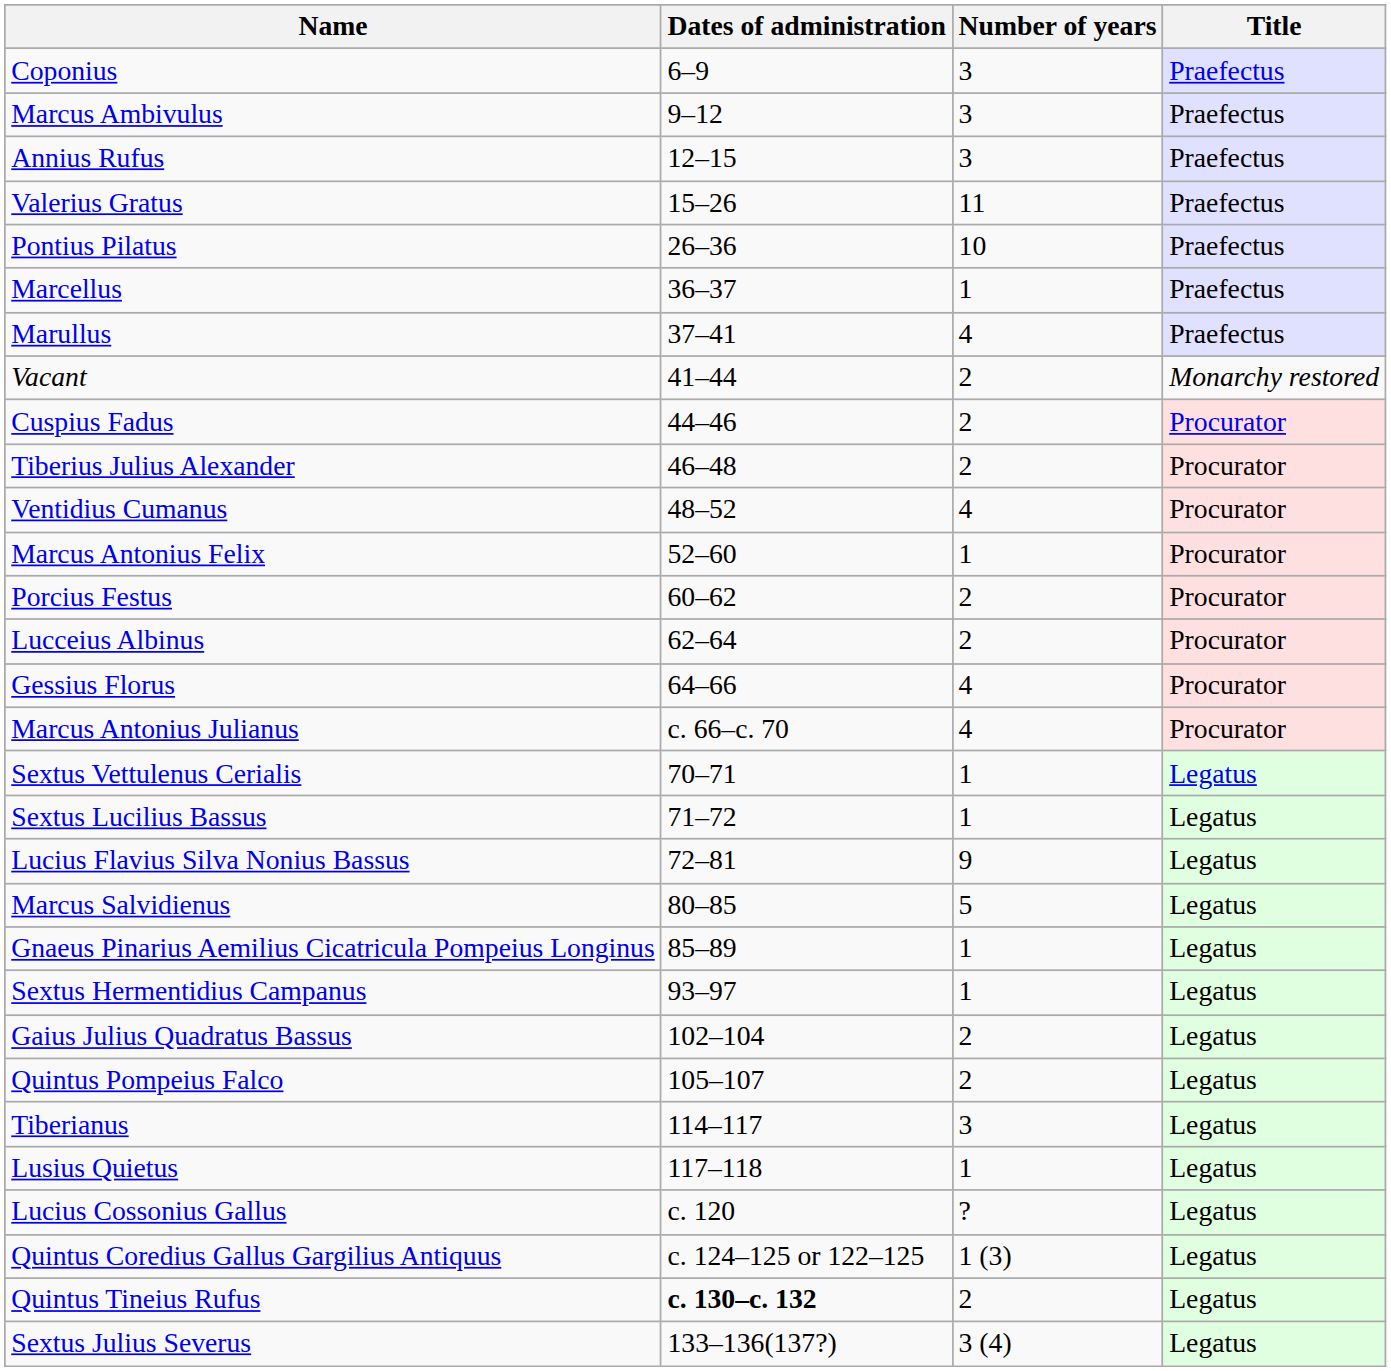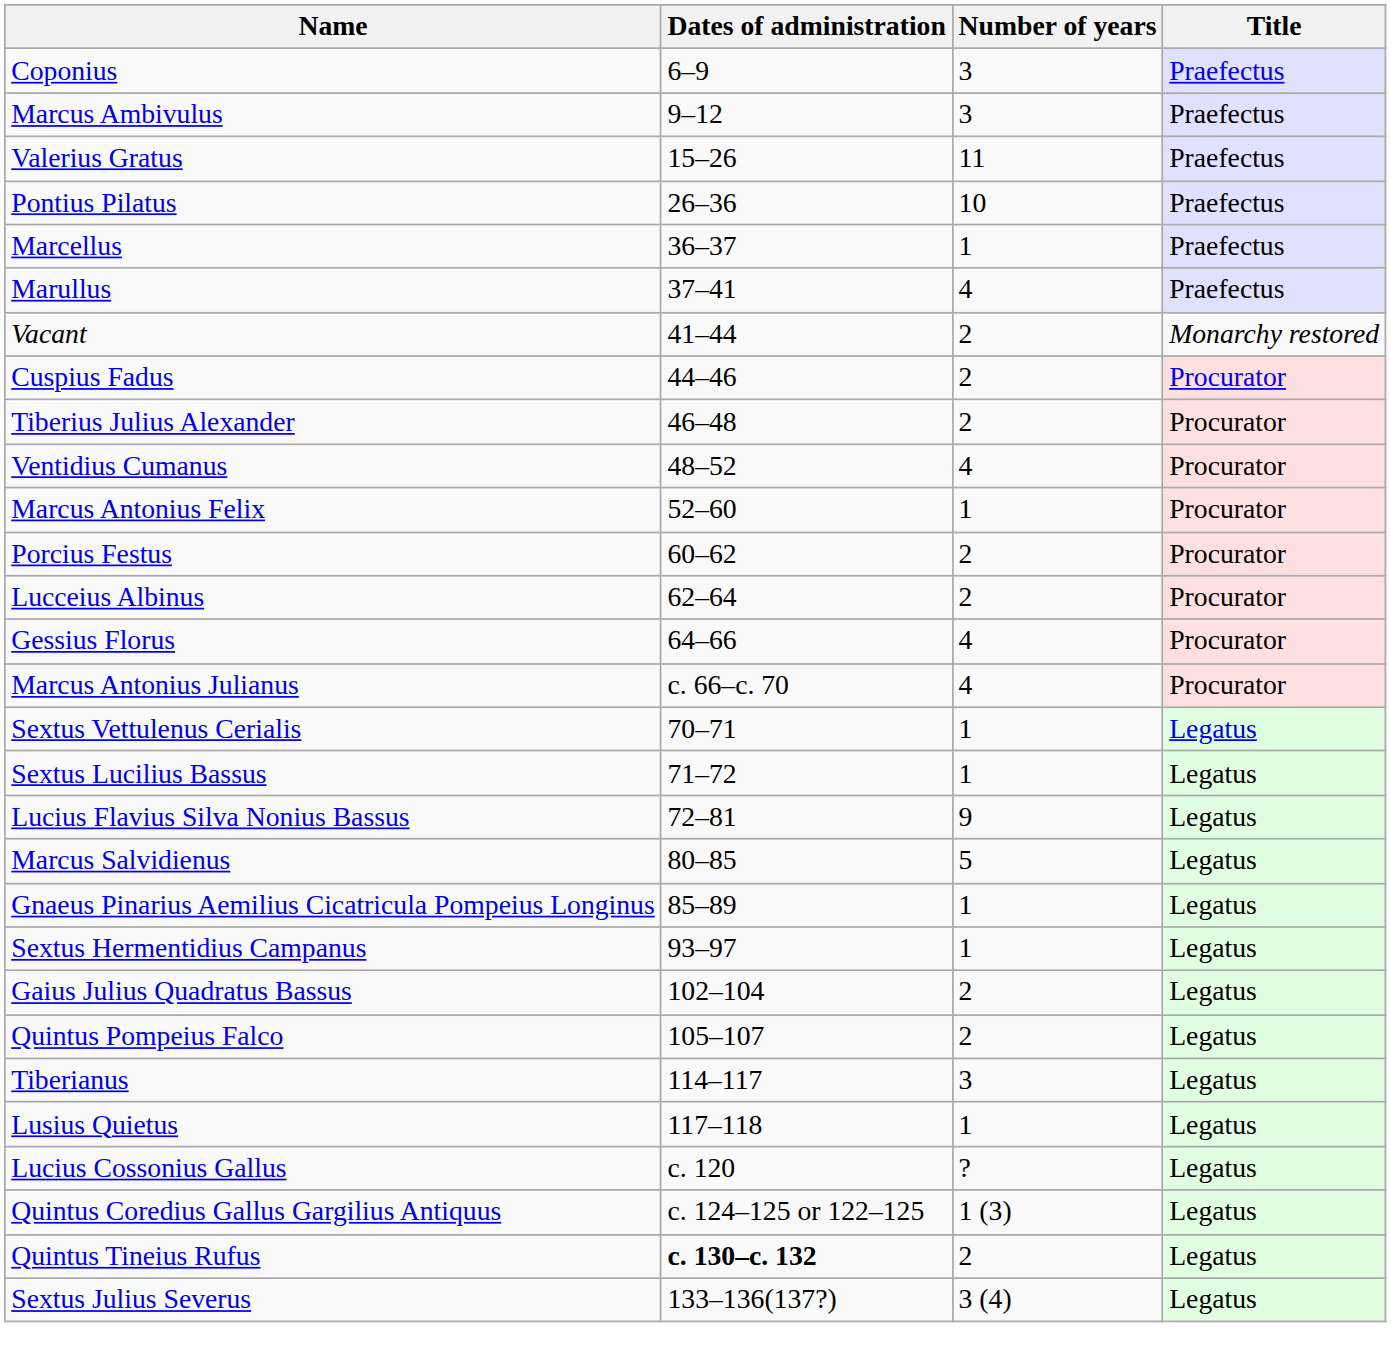- row: (88, 158)
